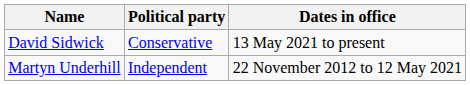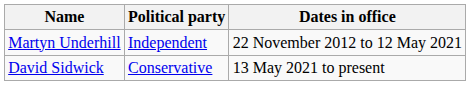rows swapped: (64, 67) <-> (56, 42)
